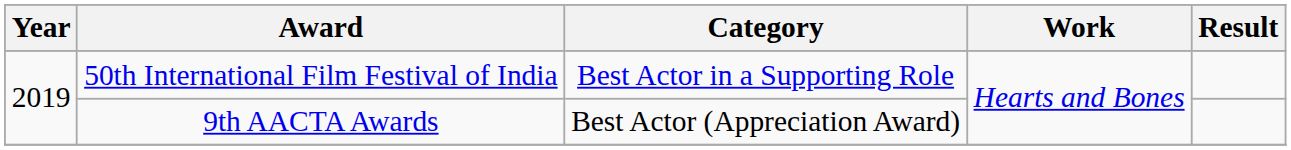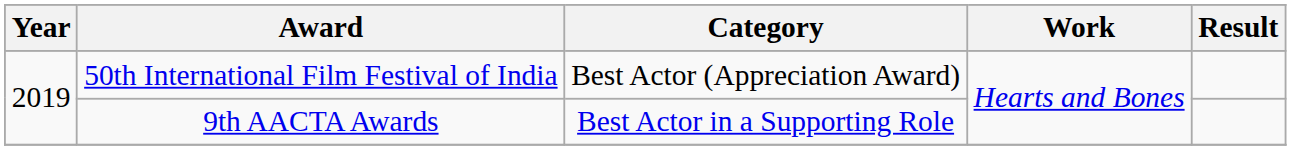(766, 74) Best Actor in a Supporting Role -> (766, 74) Best Actor (Appreciation Award)
(766, 121) Best Actor (Appreciation Award) -> (766, 121) Best Actor in a Supporting Role
